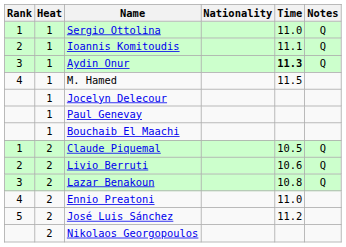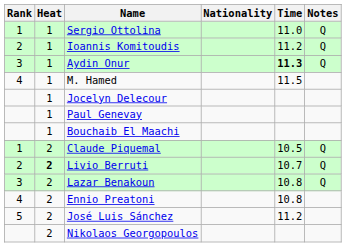(290, 47) 11.1 -> (290, 47) 11.2
(49, 165) normal -> (49, 165) bold
(290, 165) 10.6 -> (290, 165) 10.7
(290, 199) 11.0 -> (290, 199) 10.8
